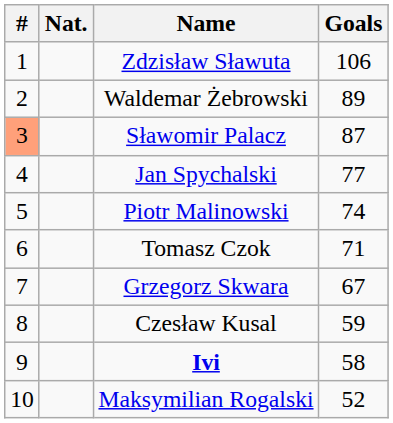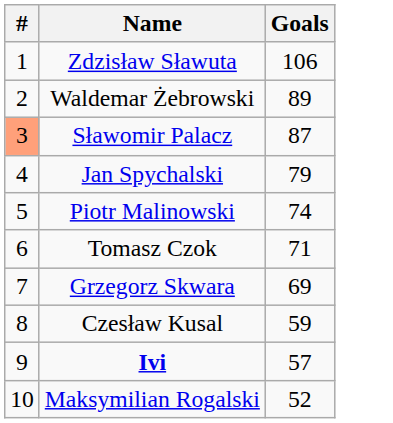- column: (66, 23)
(353, 173) 77 -> (300, 173) 79
(353, 286) 67 -> (300, 286) 69
(353, 361) 58 -> (300, 361) 57
